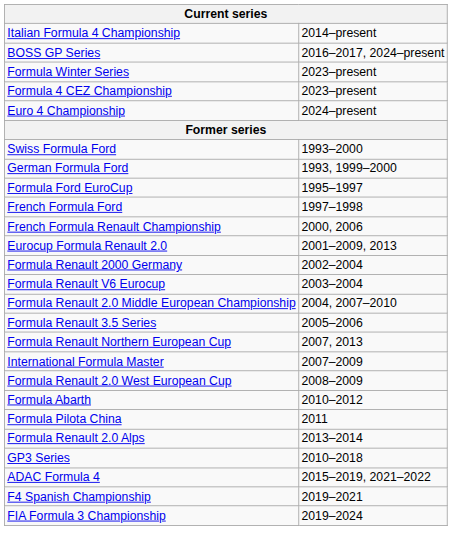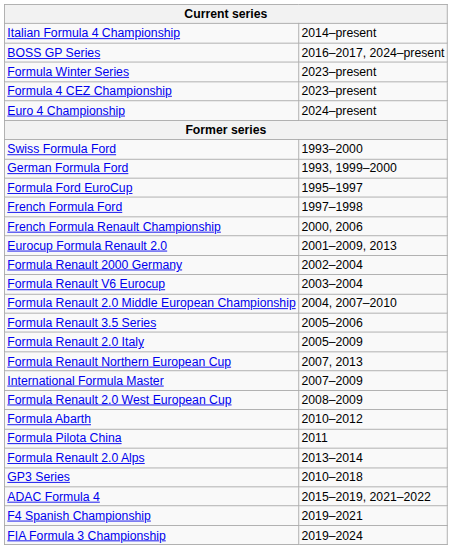+ row: (76, 342)
